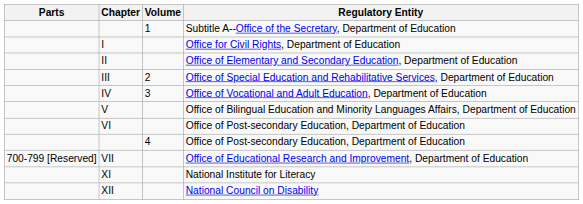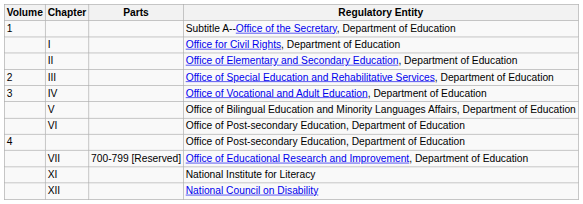columns swapped: (163, 12) <-> (52, 12)
